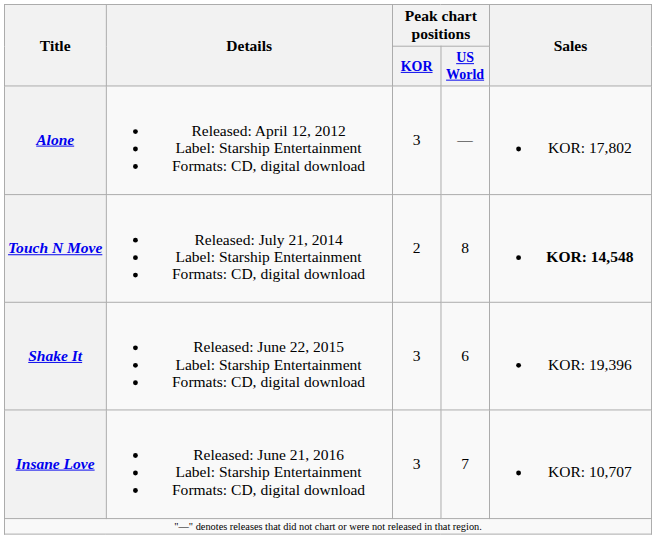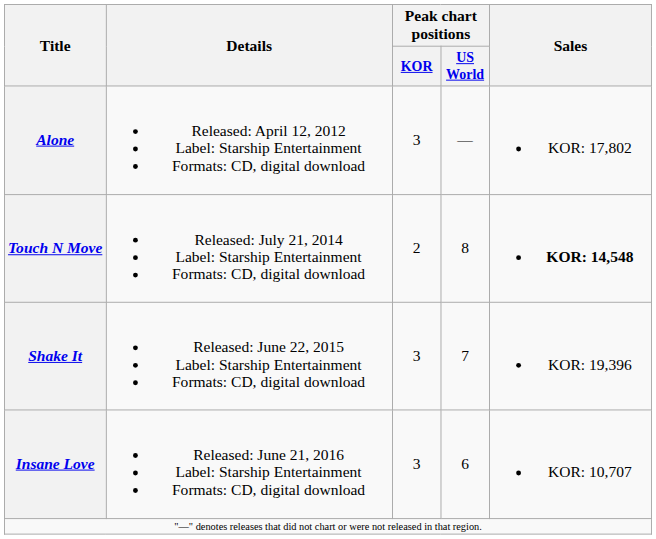(465, 356) 6 -> (465, 356) 7
(465, 464) 7 -> (465, 464) 6
